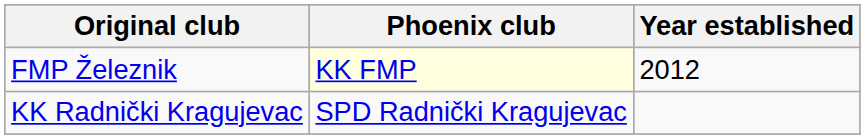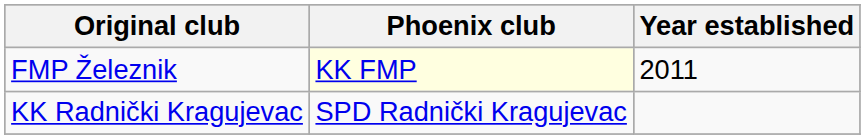(670, 69) 2012 -> (669, 69) 2011
